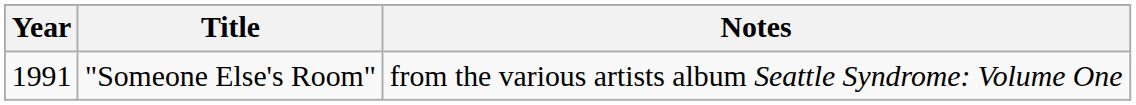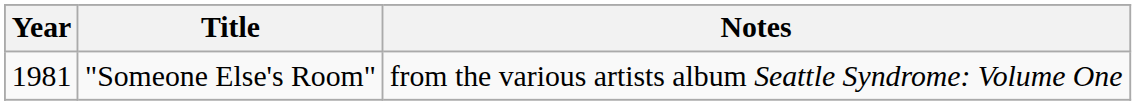(42, 75) 1991 -> (42, 75) 1981
